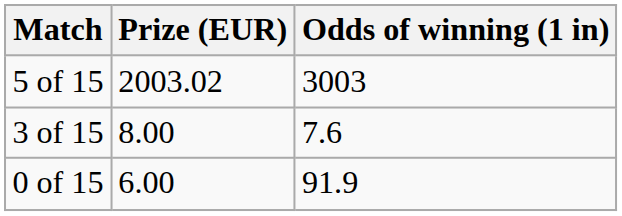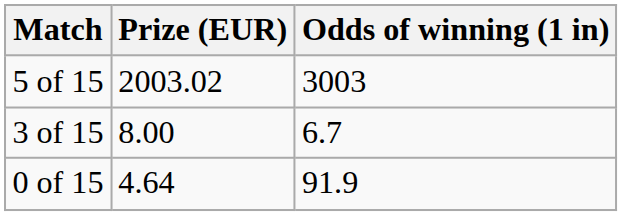(322, 132) 7.6 -> (322, 132) 6.7
(146, 183) 6.00 -> (146, 183) 4.64
